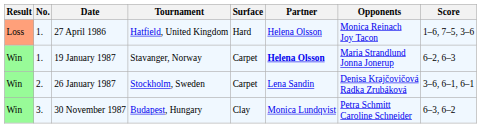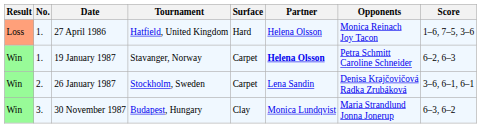(373, 57) Maria Strandlund Jonna Jonerup -> (376, 57) Petra Schmitt Caroline Schneider
(376, 109) Petra Schmitt Caroline Schneider -> (373, 109) Maria Strandlund Jonna Jonerup
